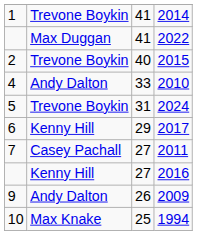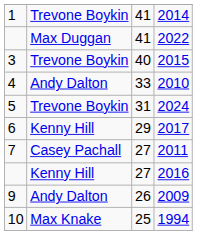(12, 60) 2 -> (12, 60) 3
